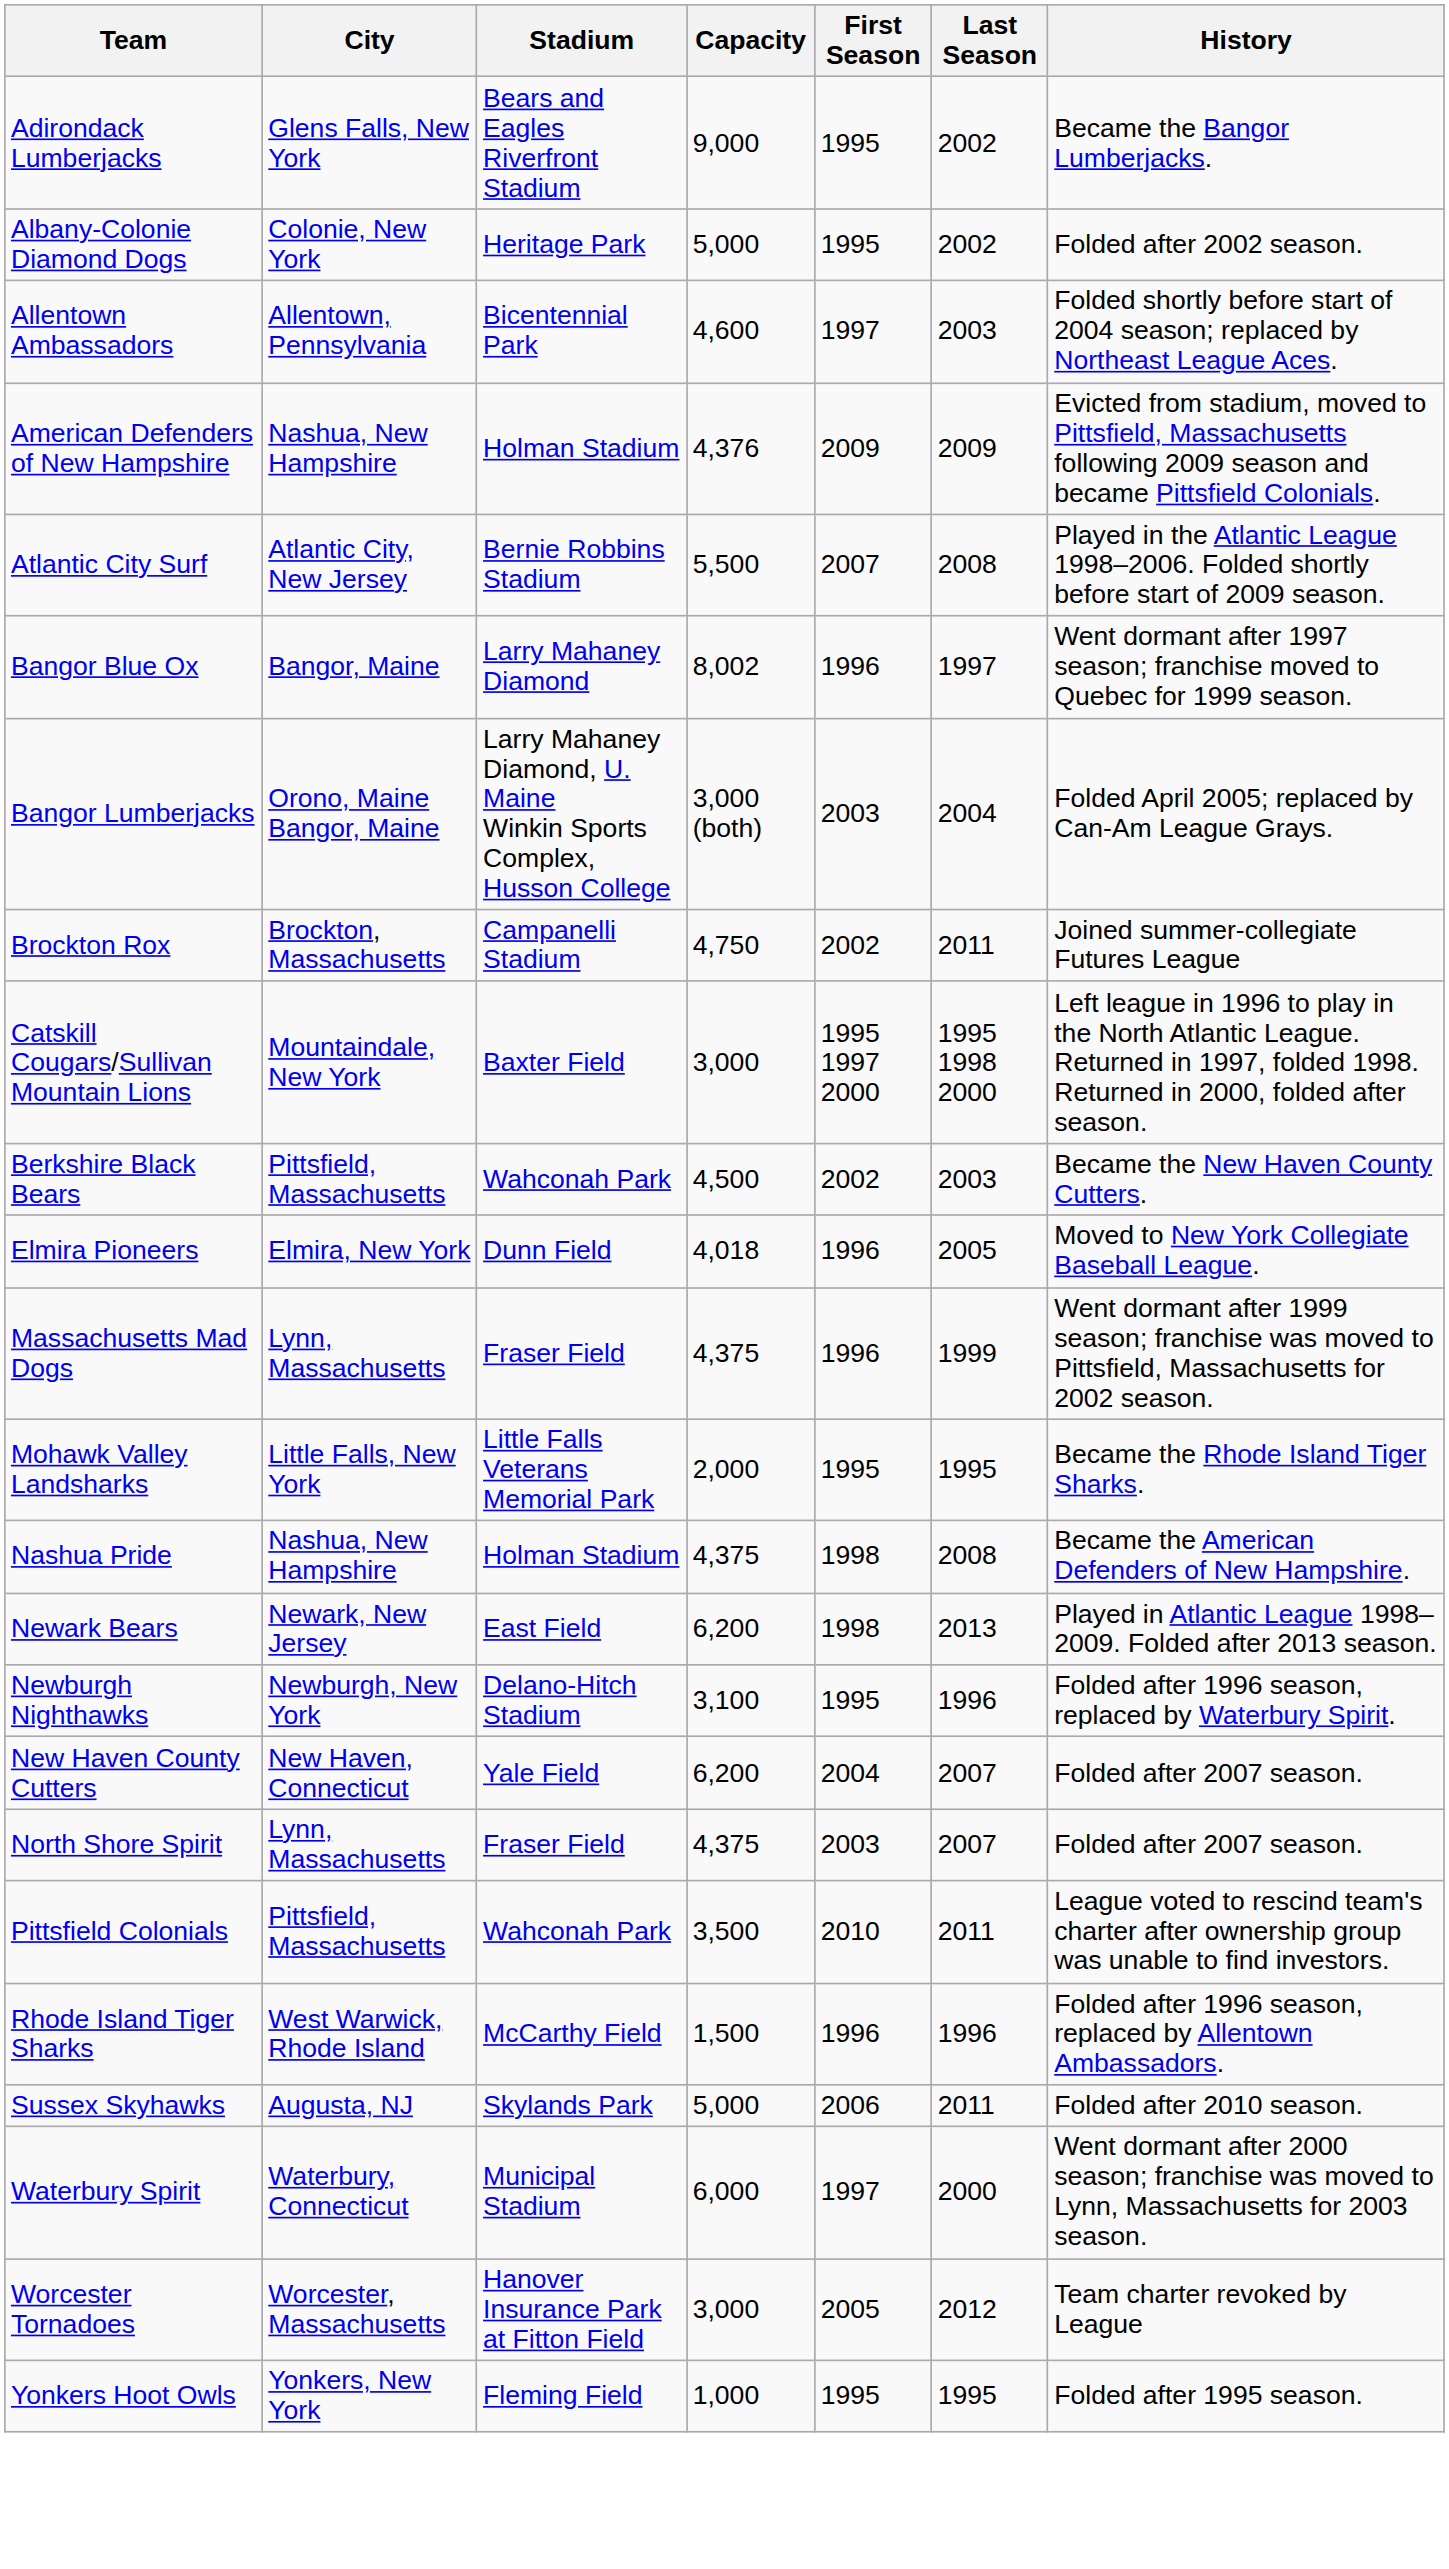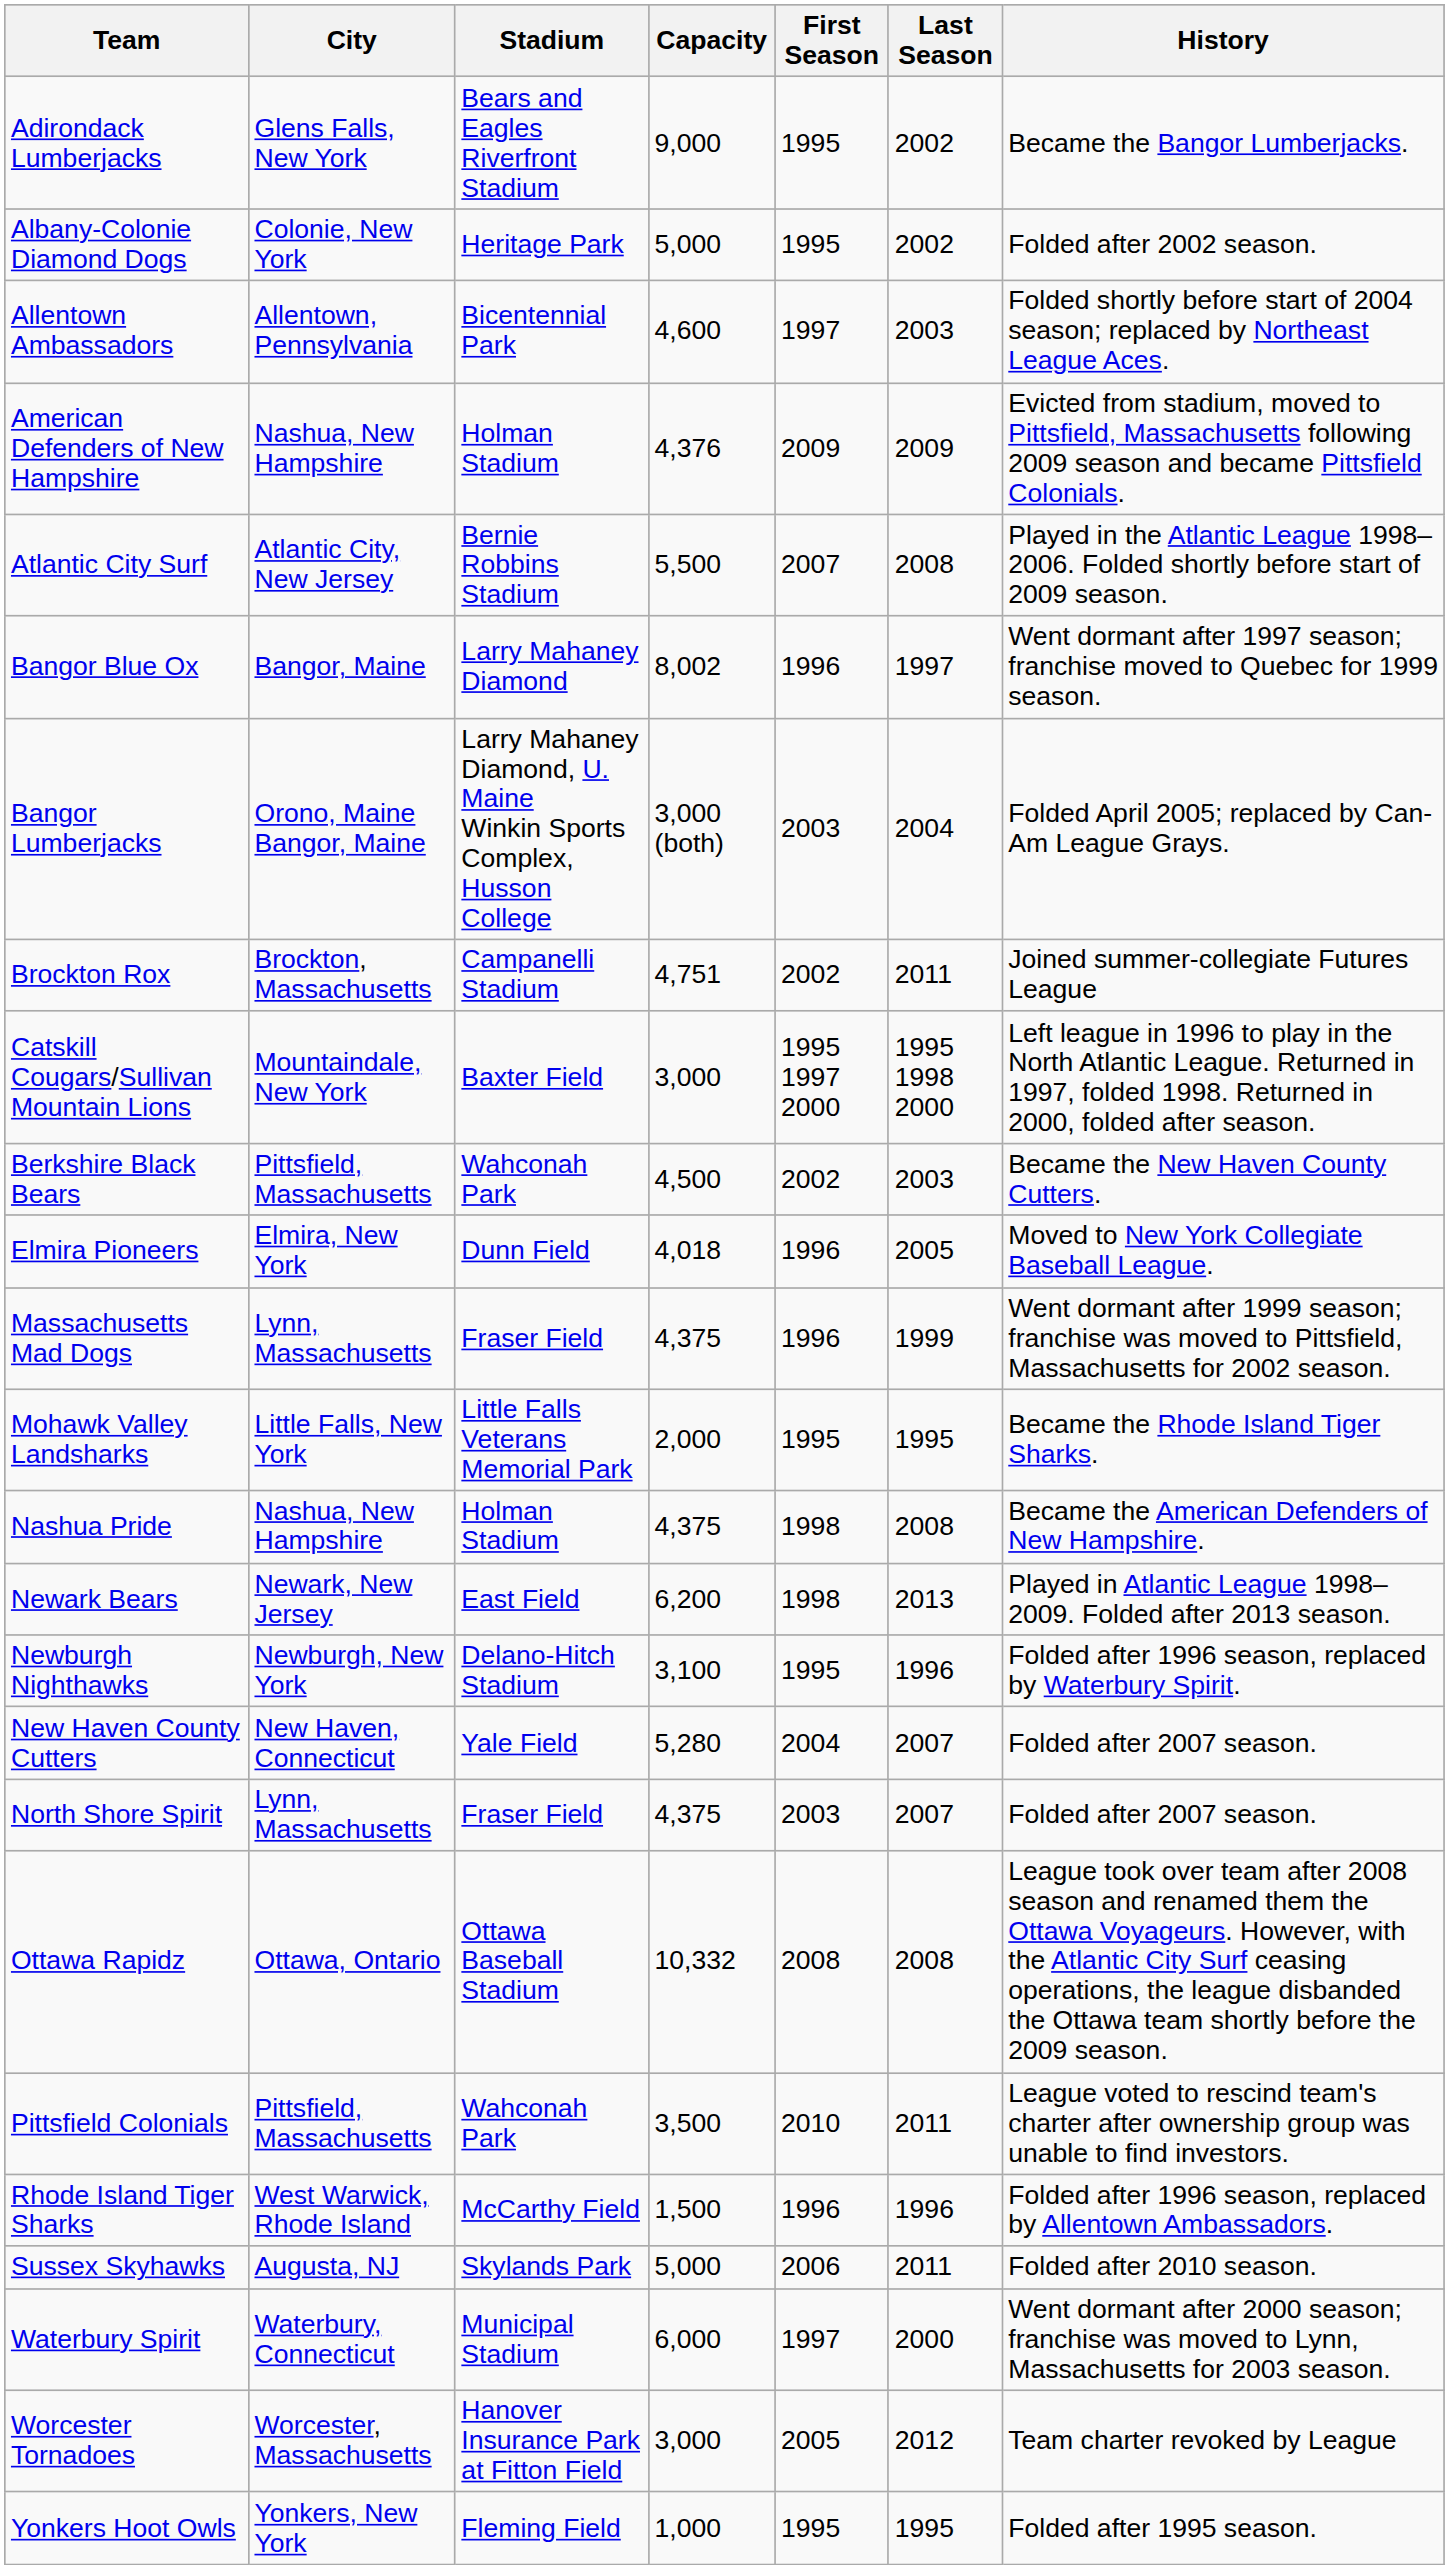(726, 945) 4,750 -> (688, 975) 4,751
(726, 1772) 6,200 -> (688, 1742) 5,280
+ row: (98, 1961)
